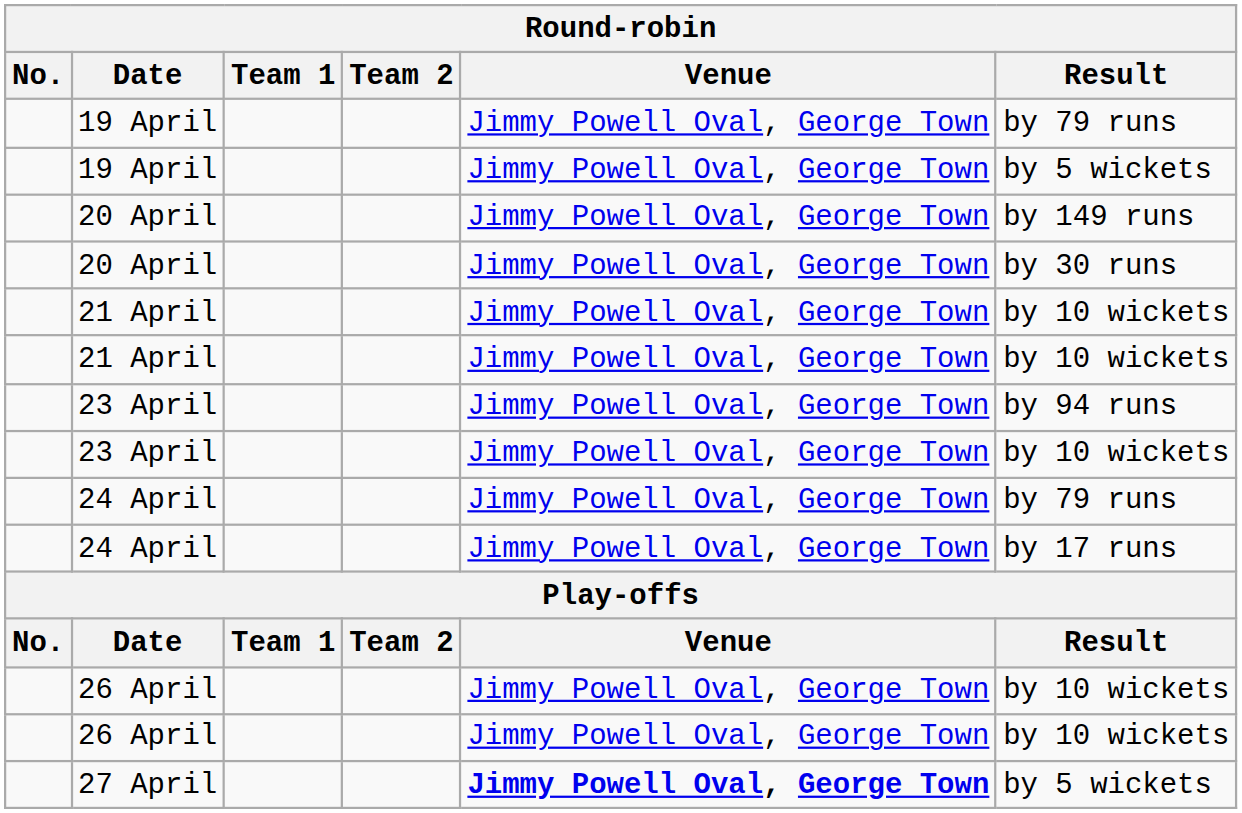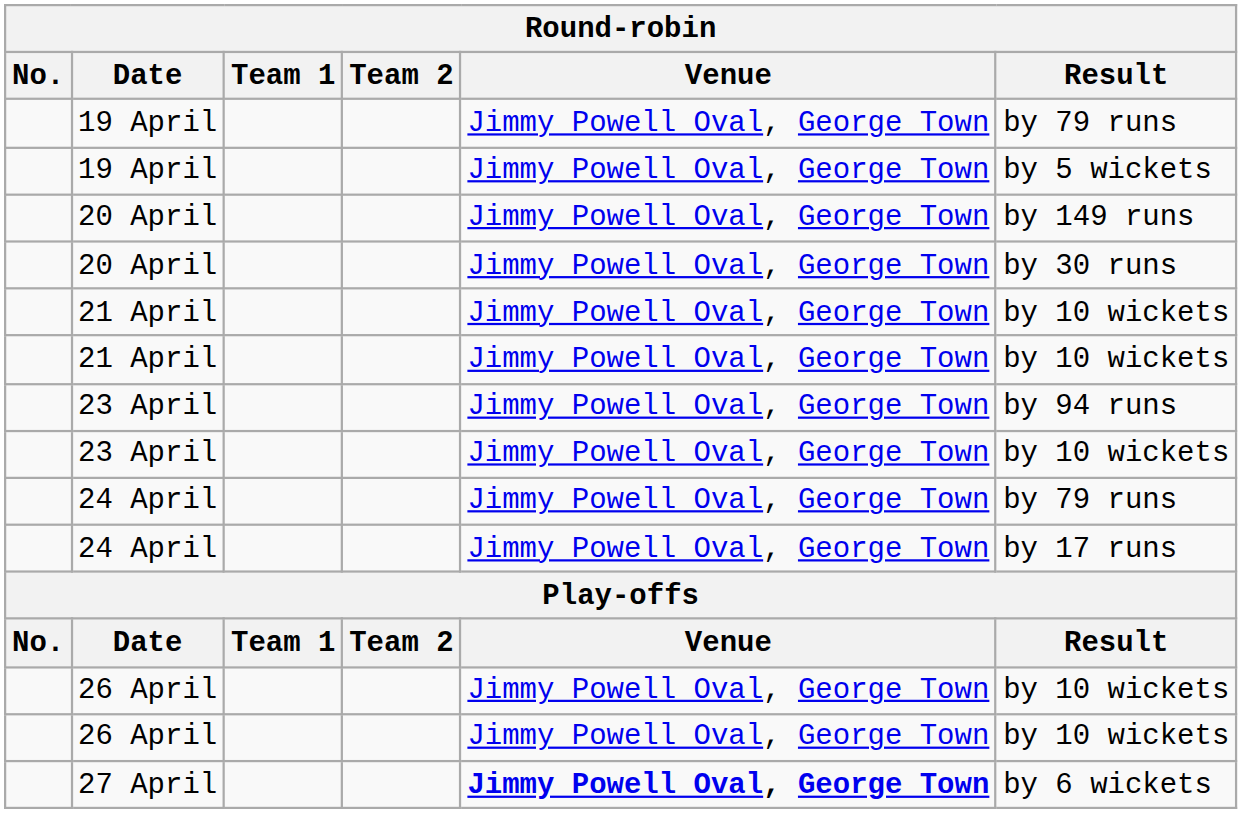(1108, 785) by 5 wickets -> (1108, 785) by 6 wickets
